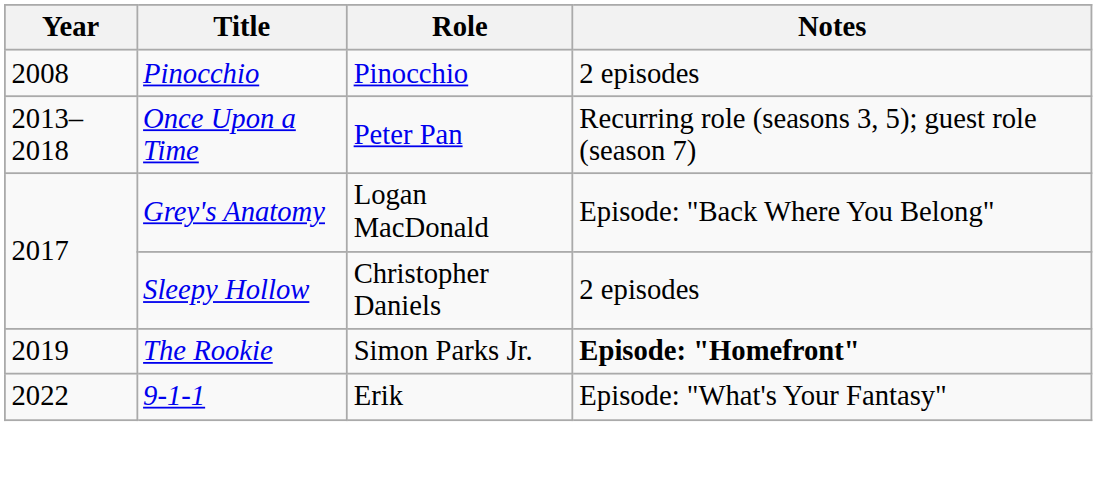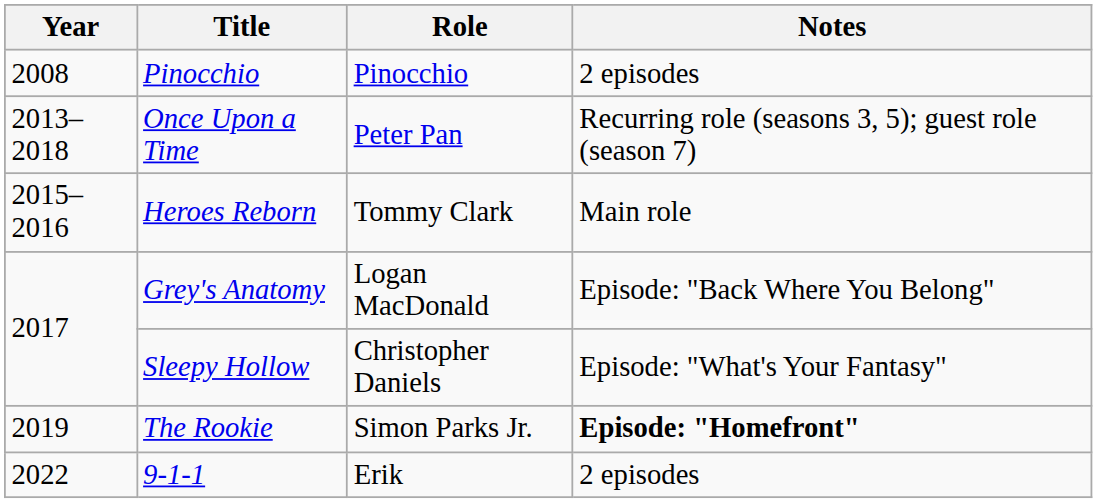+ row: (230, 211)
(639, 289) 2 episodes -> (763, 367) Episode: "What's Your Fantasy"
(763, 396) Episode: "What's Your Fantasy" -> (639, 474) 2 episodes
